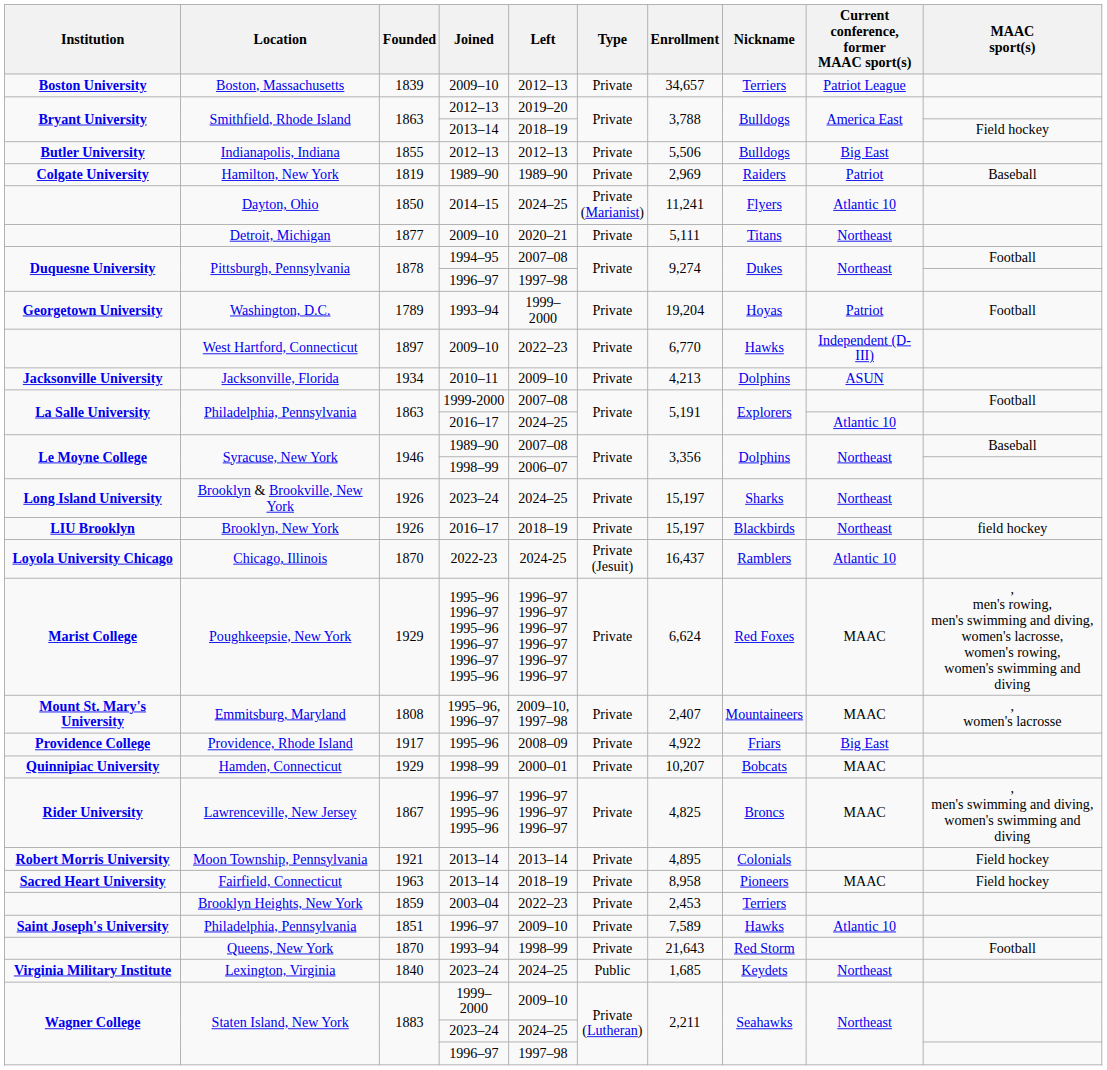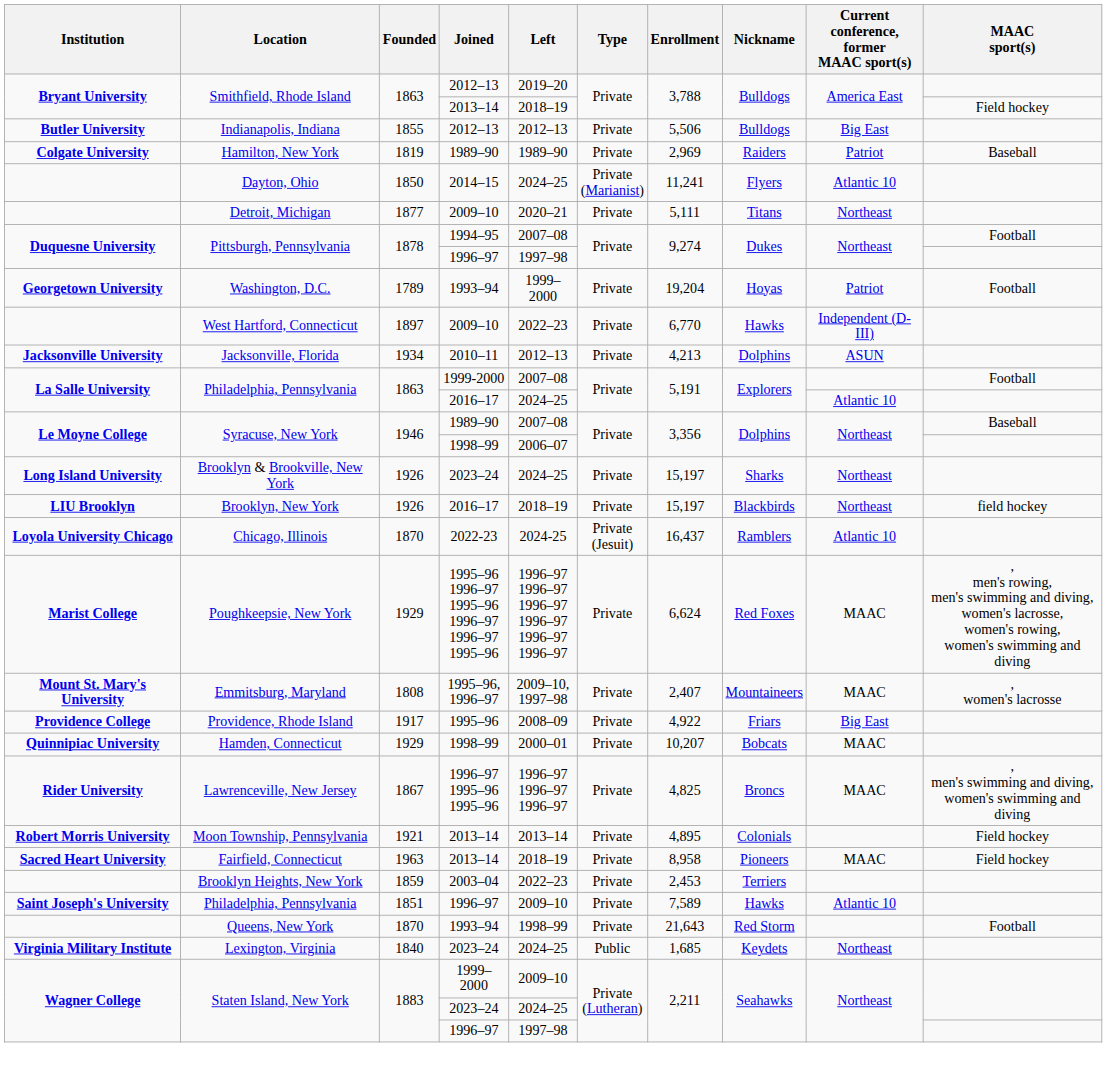- row: (280, 85)
(543, 378) 2009–10 -> (543, 356) 2012–13
